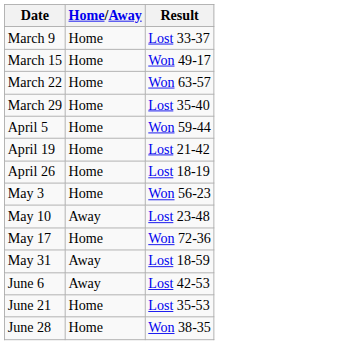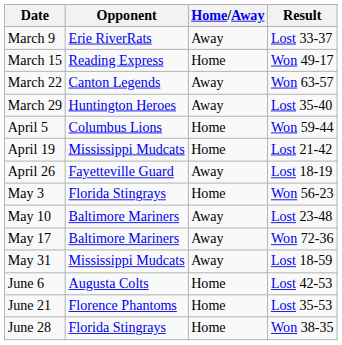+ column: (127, 15)
(86, 37) Home -> (207, 37) Away
(86, 82) Home -> (207, 82) Away
(86, 104) Home -> (207, 104) Away
(86, 171) Home -> (207, 171) Away
(86, 238) Home -> (207, 238) Away
(85, 283) Away -> (208, 283) Home
